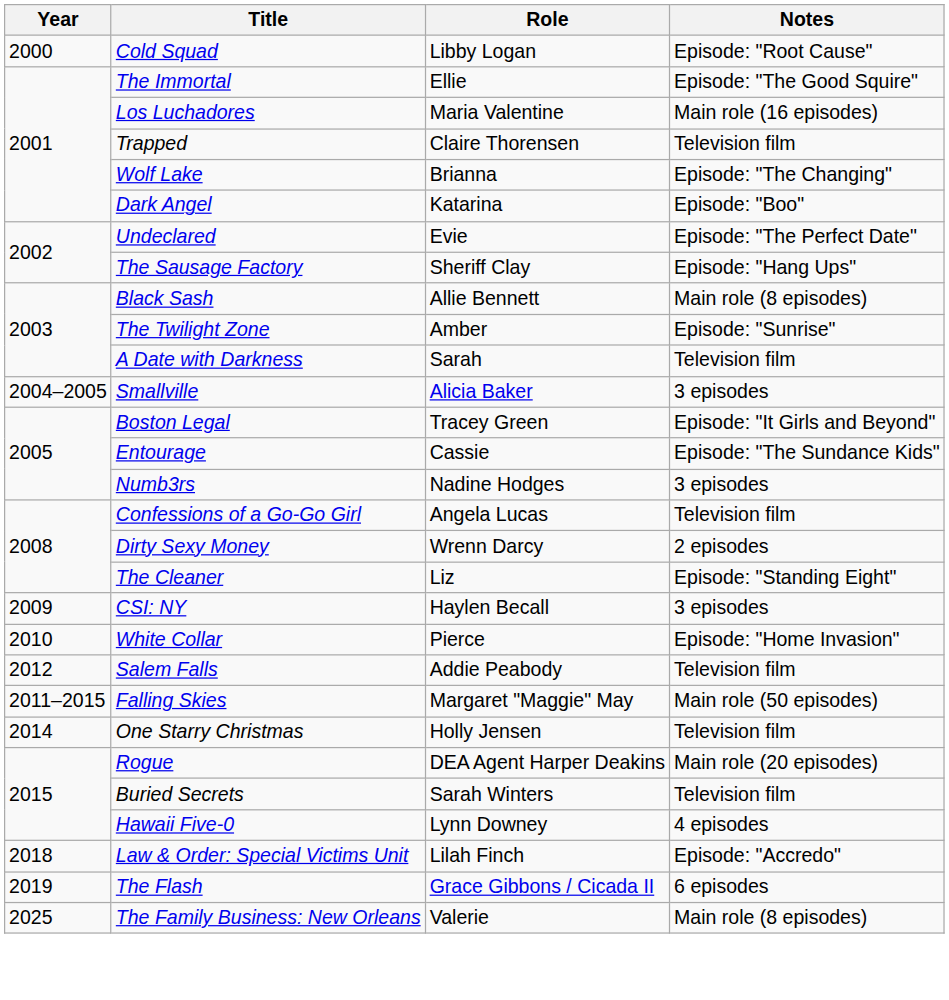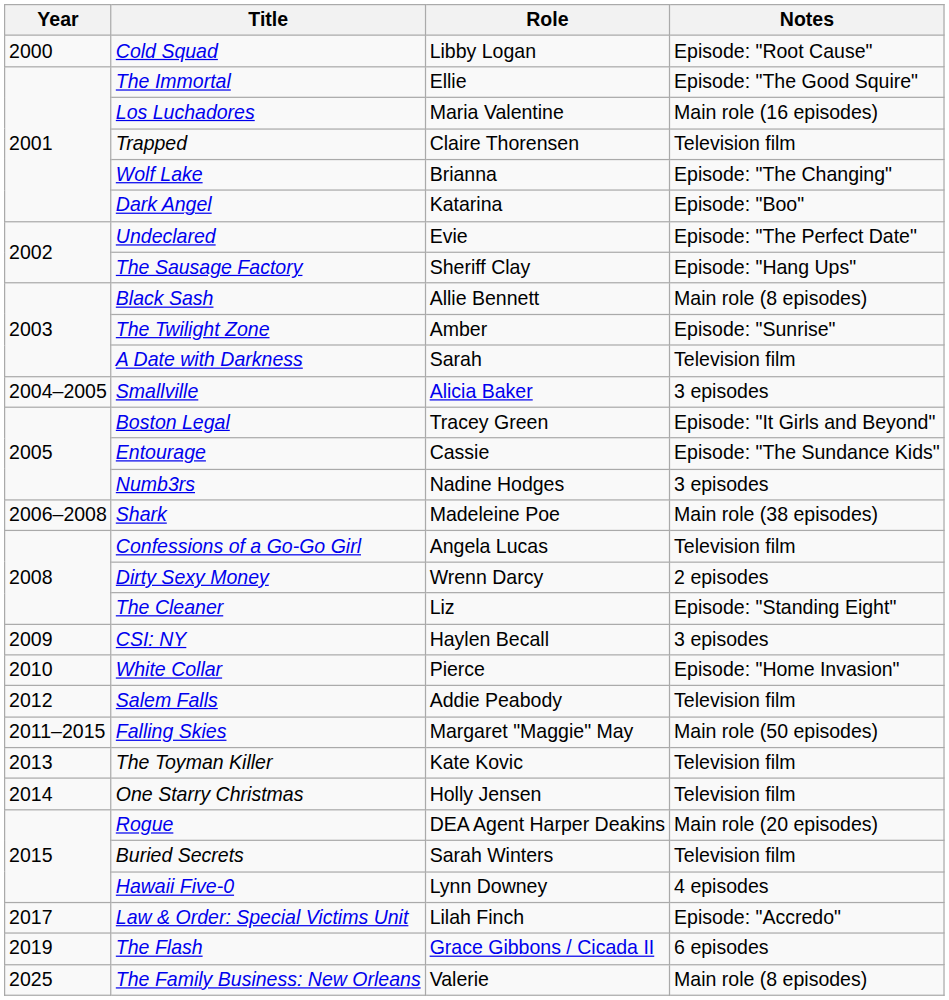+ row: (141, 515)
+ row: (194, 762)
(31, 855) 2018 -> (31, 917) 2017
